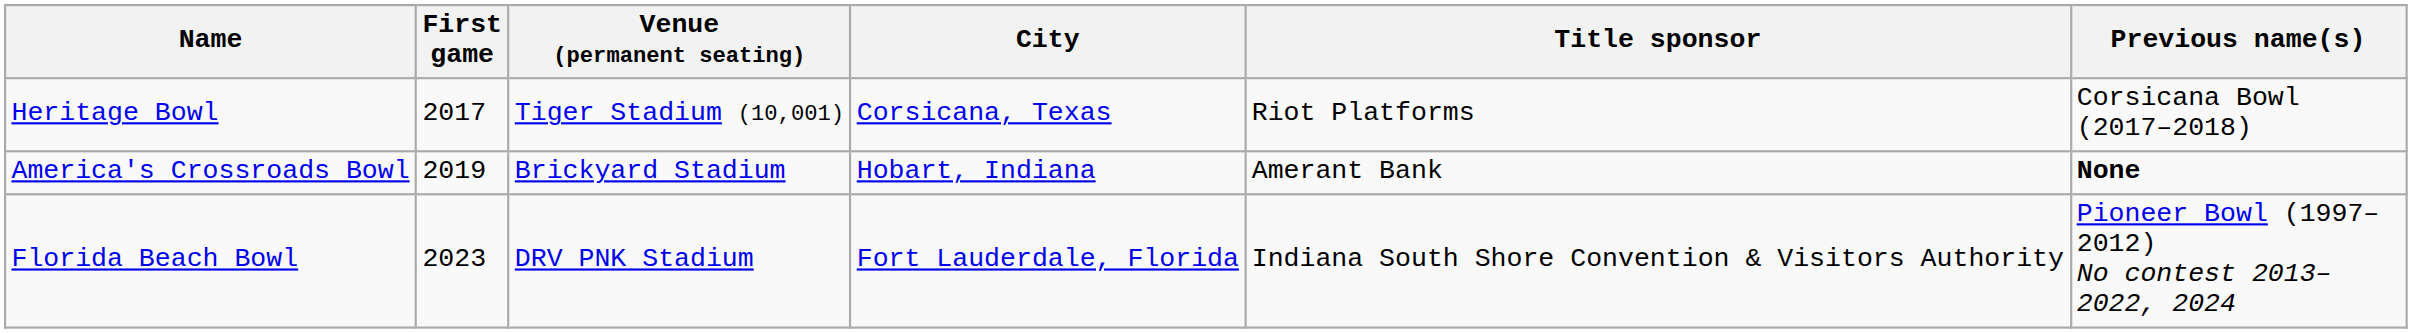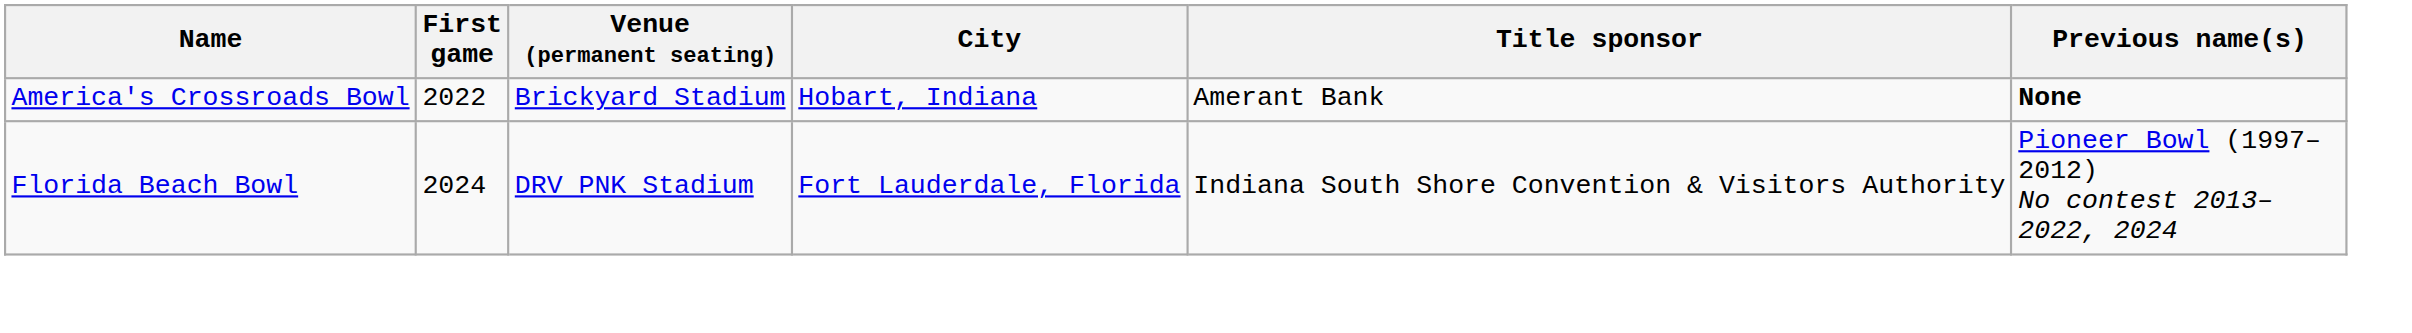- row: (115, 115)
(454, 173) 2019 -> (454, 100) 2022
(454, 261) 2023 -> (454, 188) 2024
